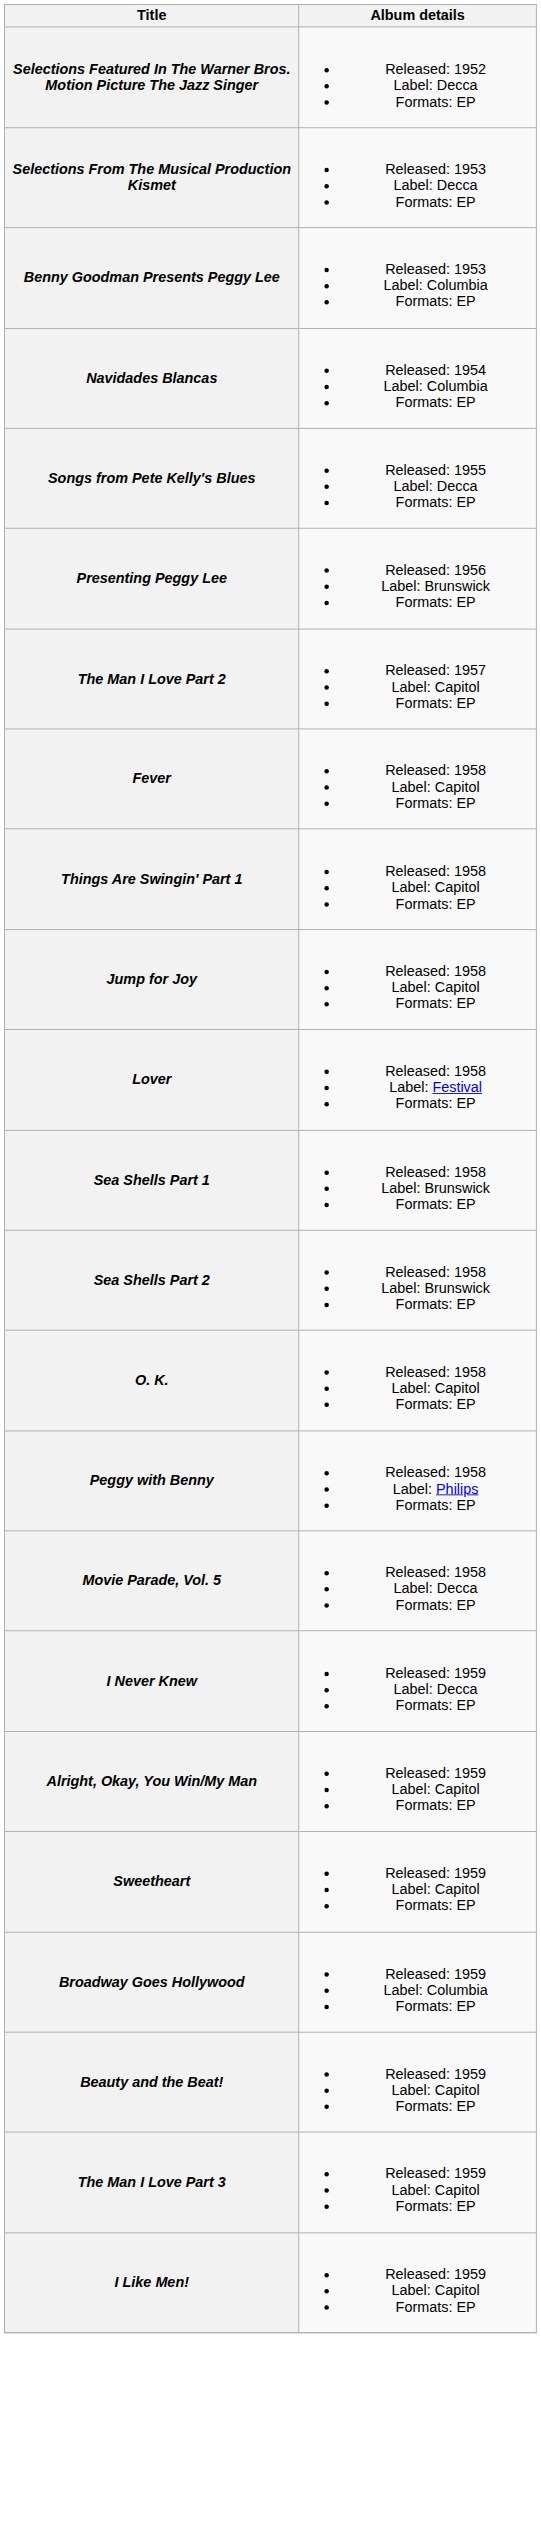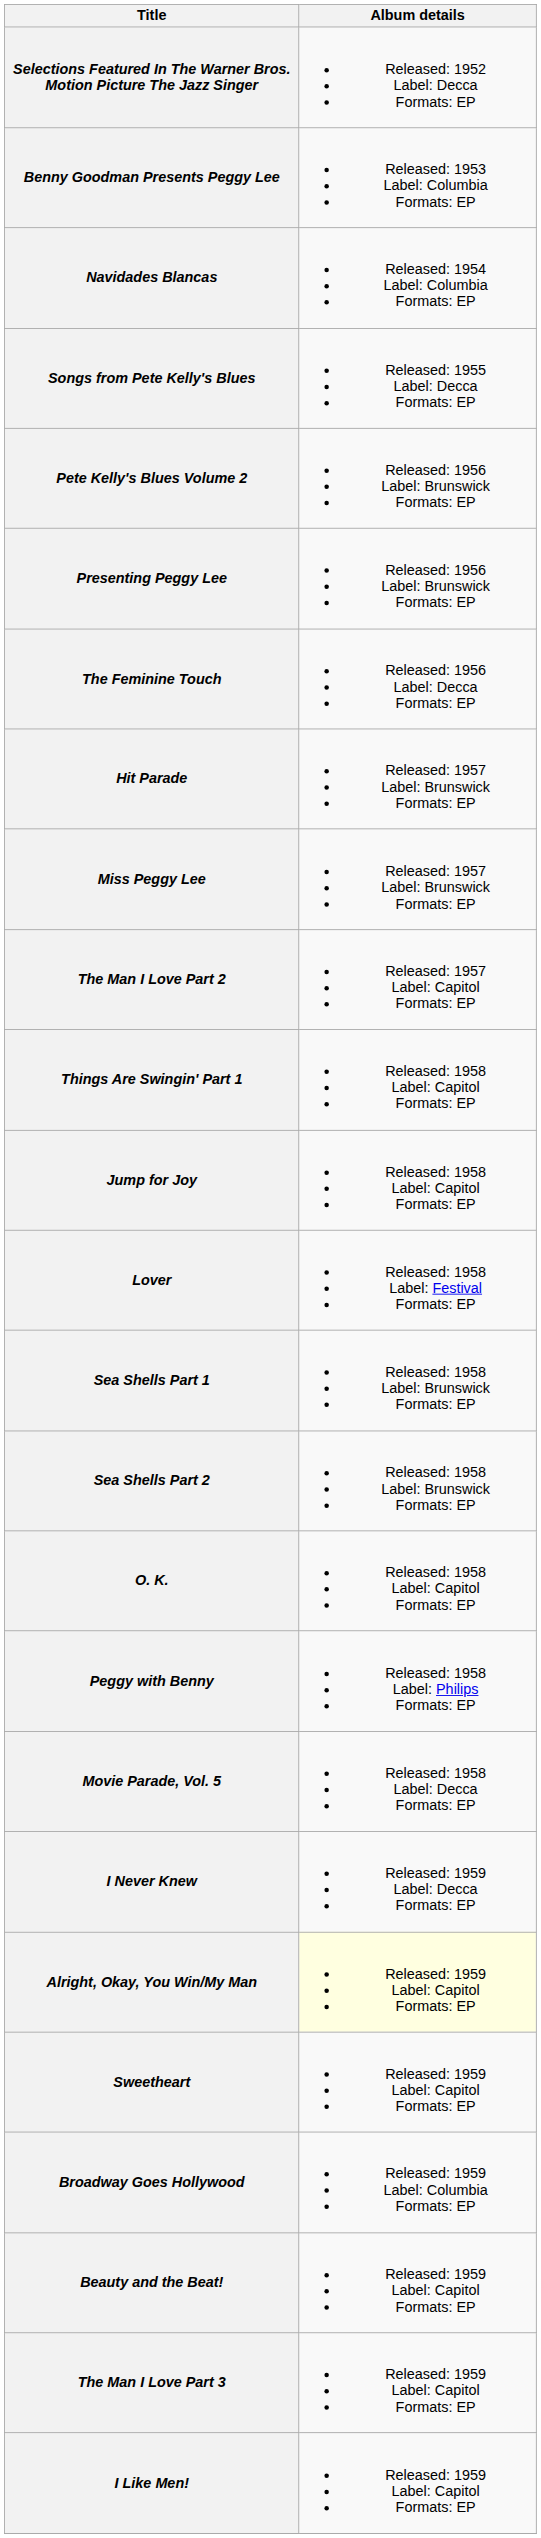- row: (152, 177)
+ row: (152, 478)
+ row: (152, 678)
+ row: (152, 779)
+ row: (152, 879)
- row: (152, 779)
(418, 1790) no background -> (418, 1990) lightyellow background
